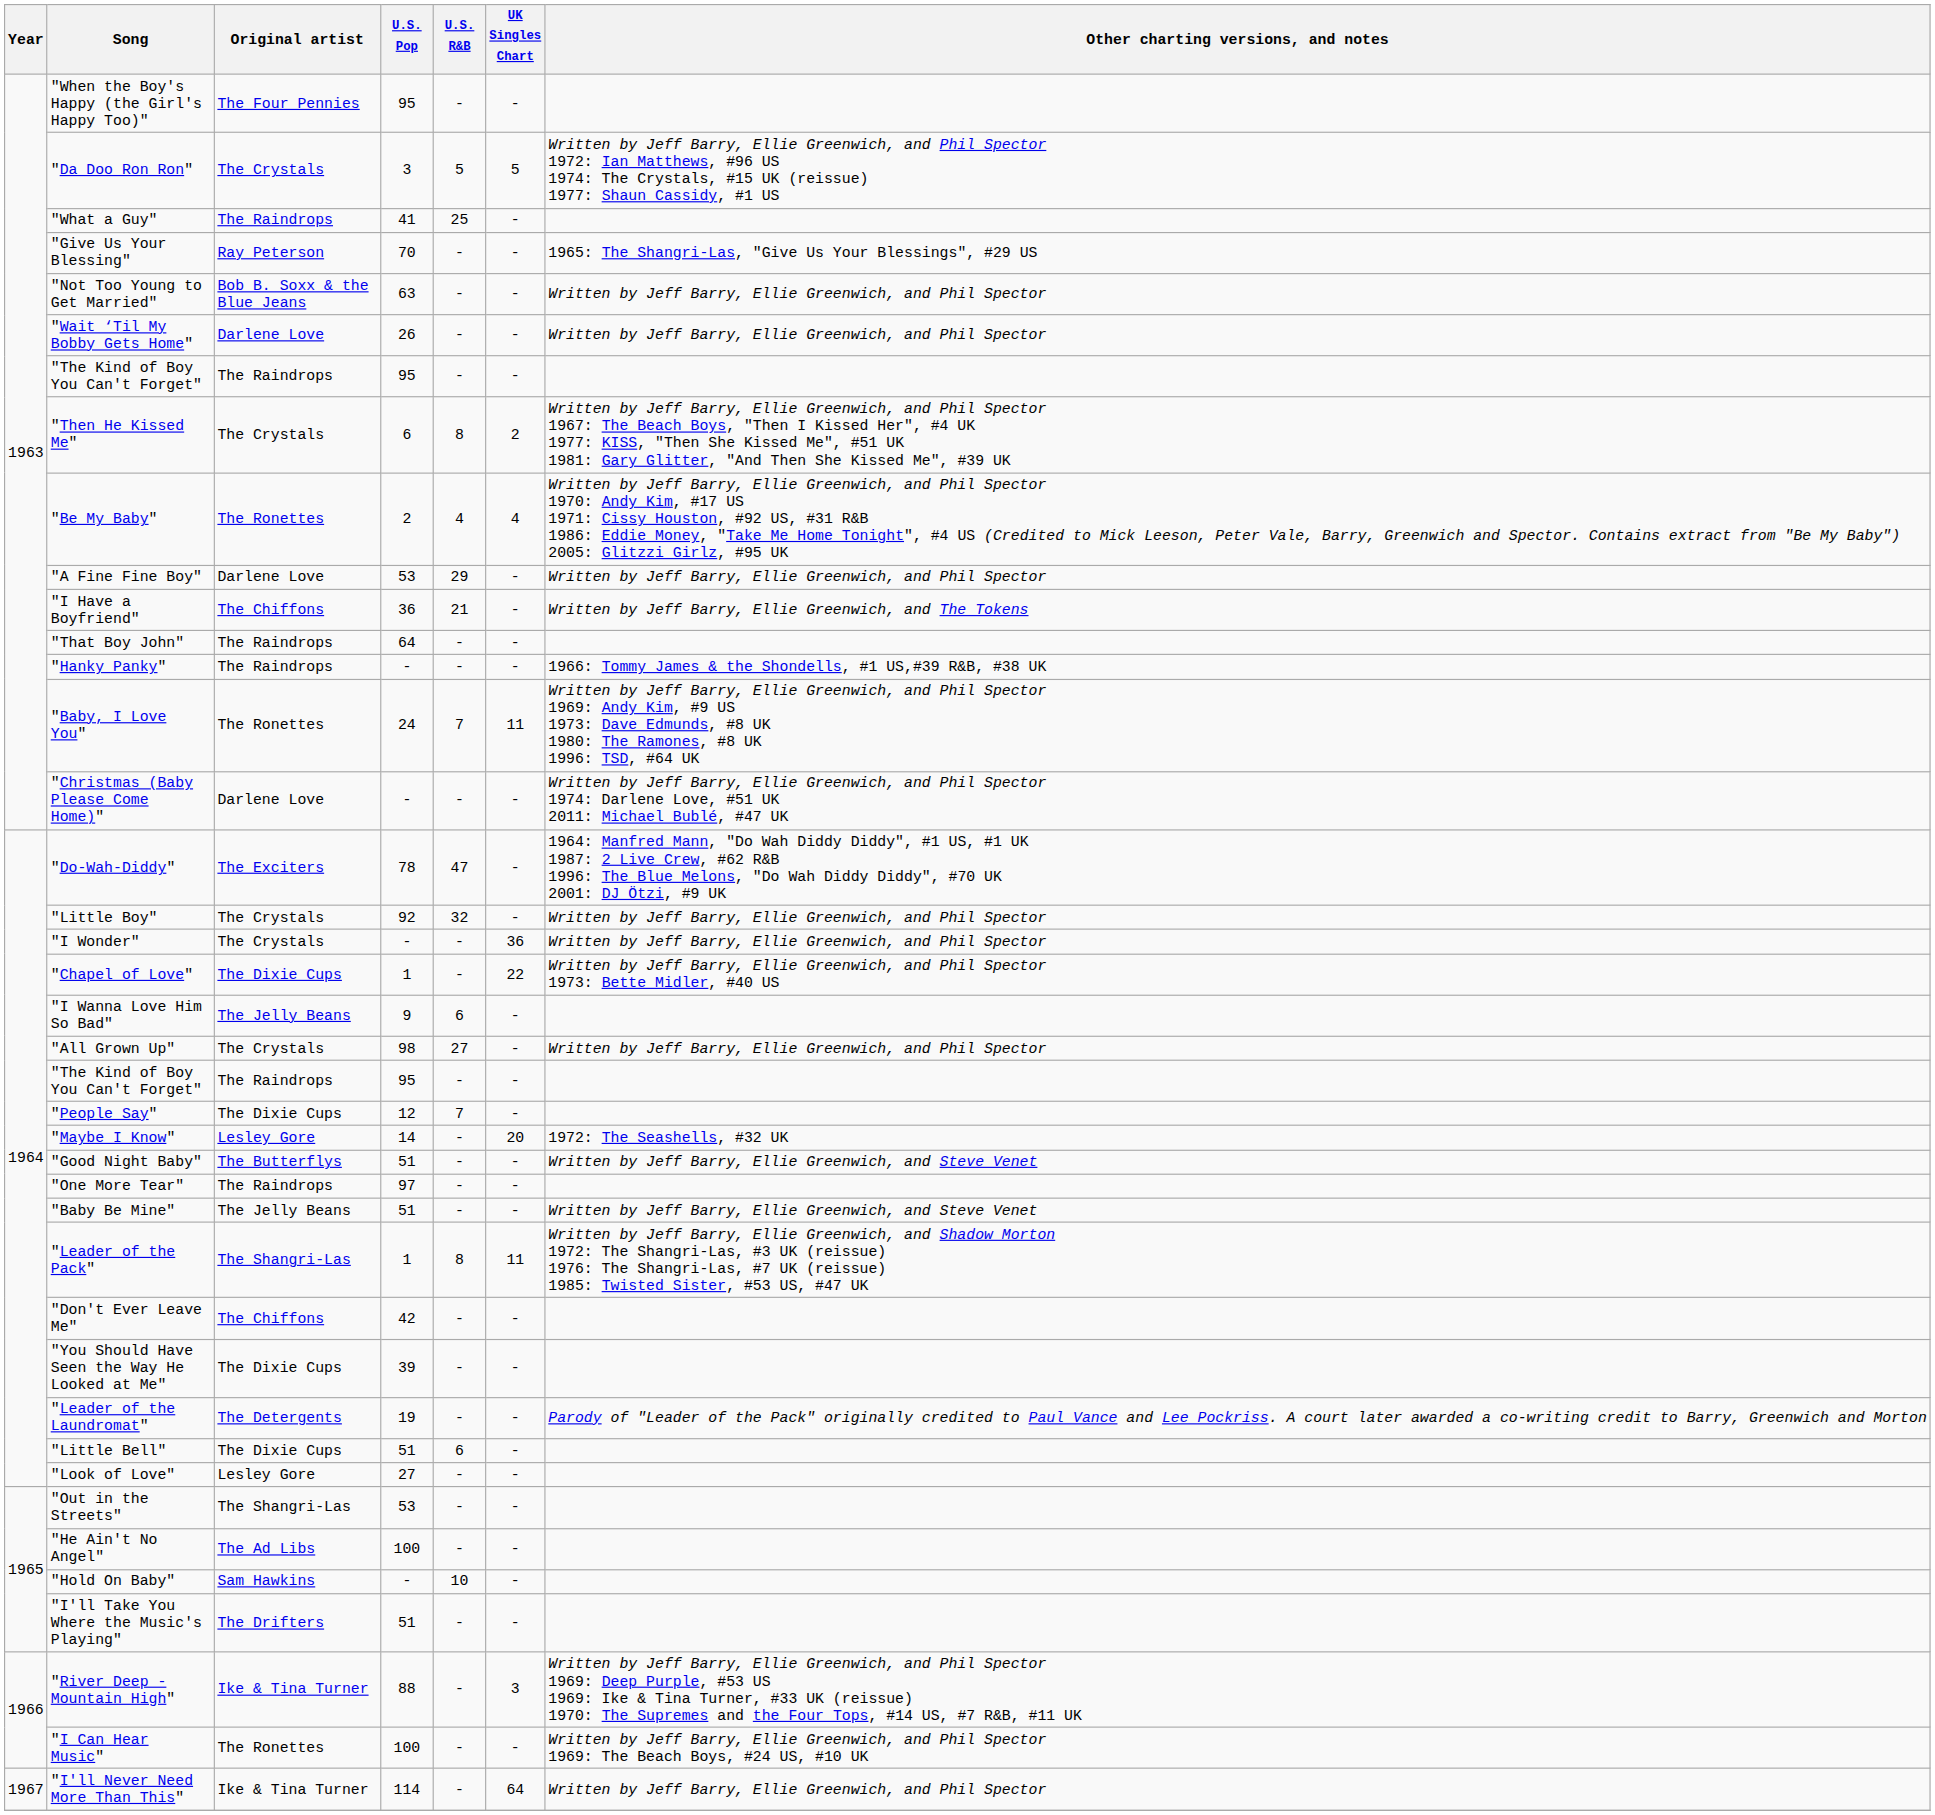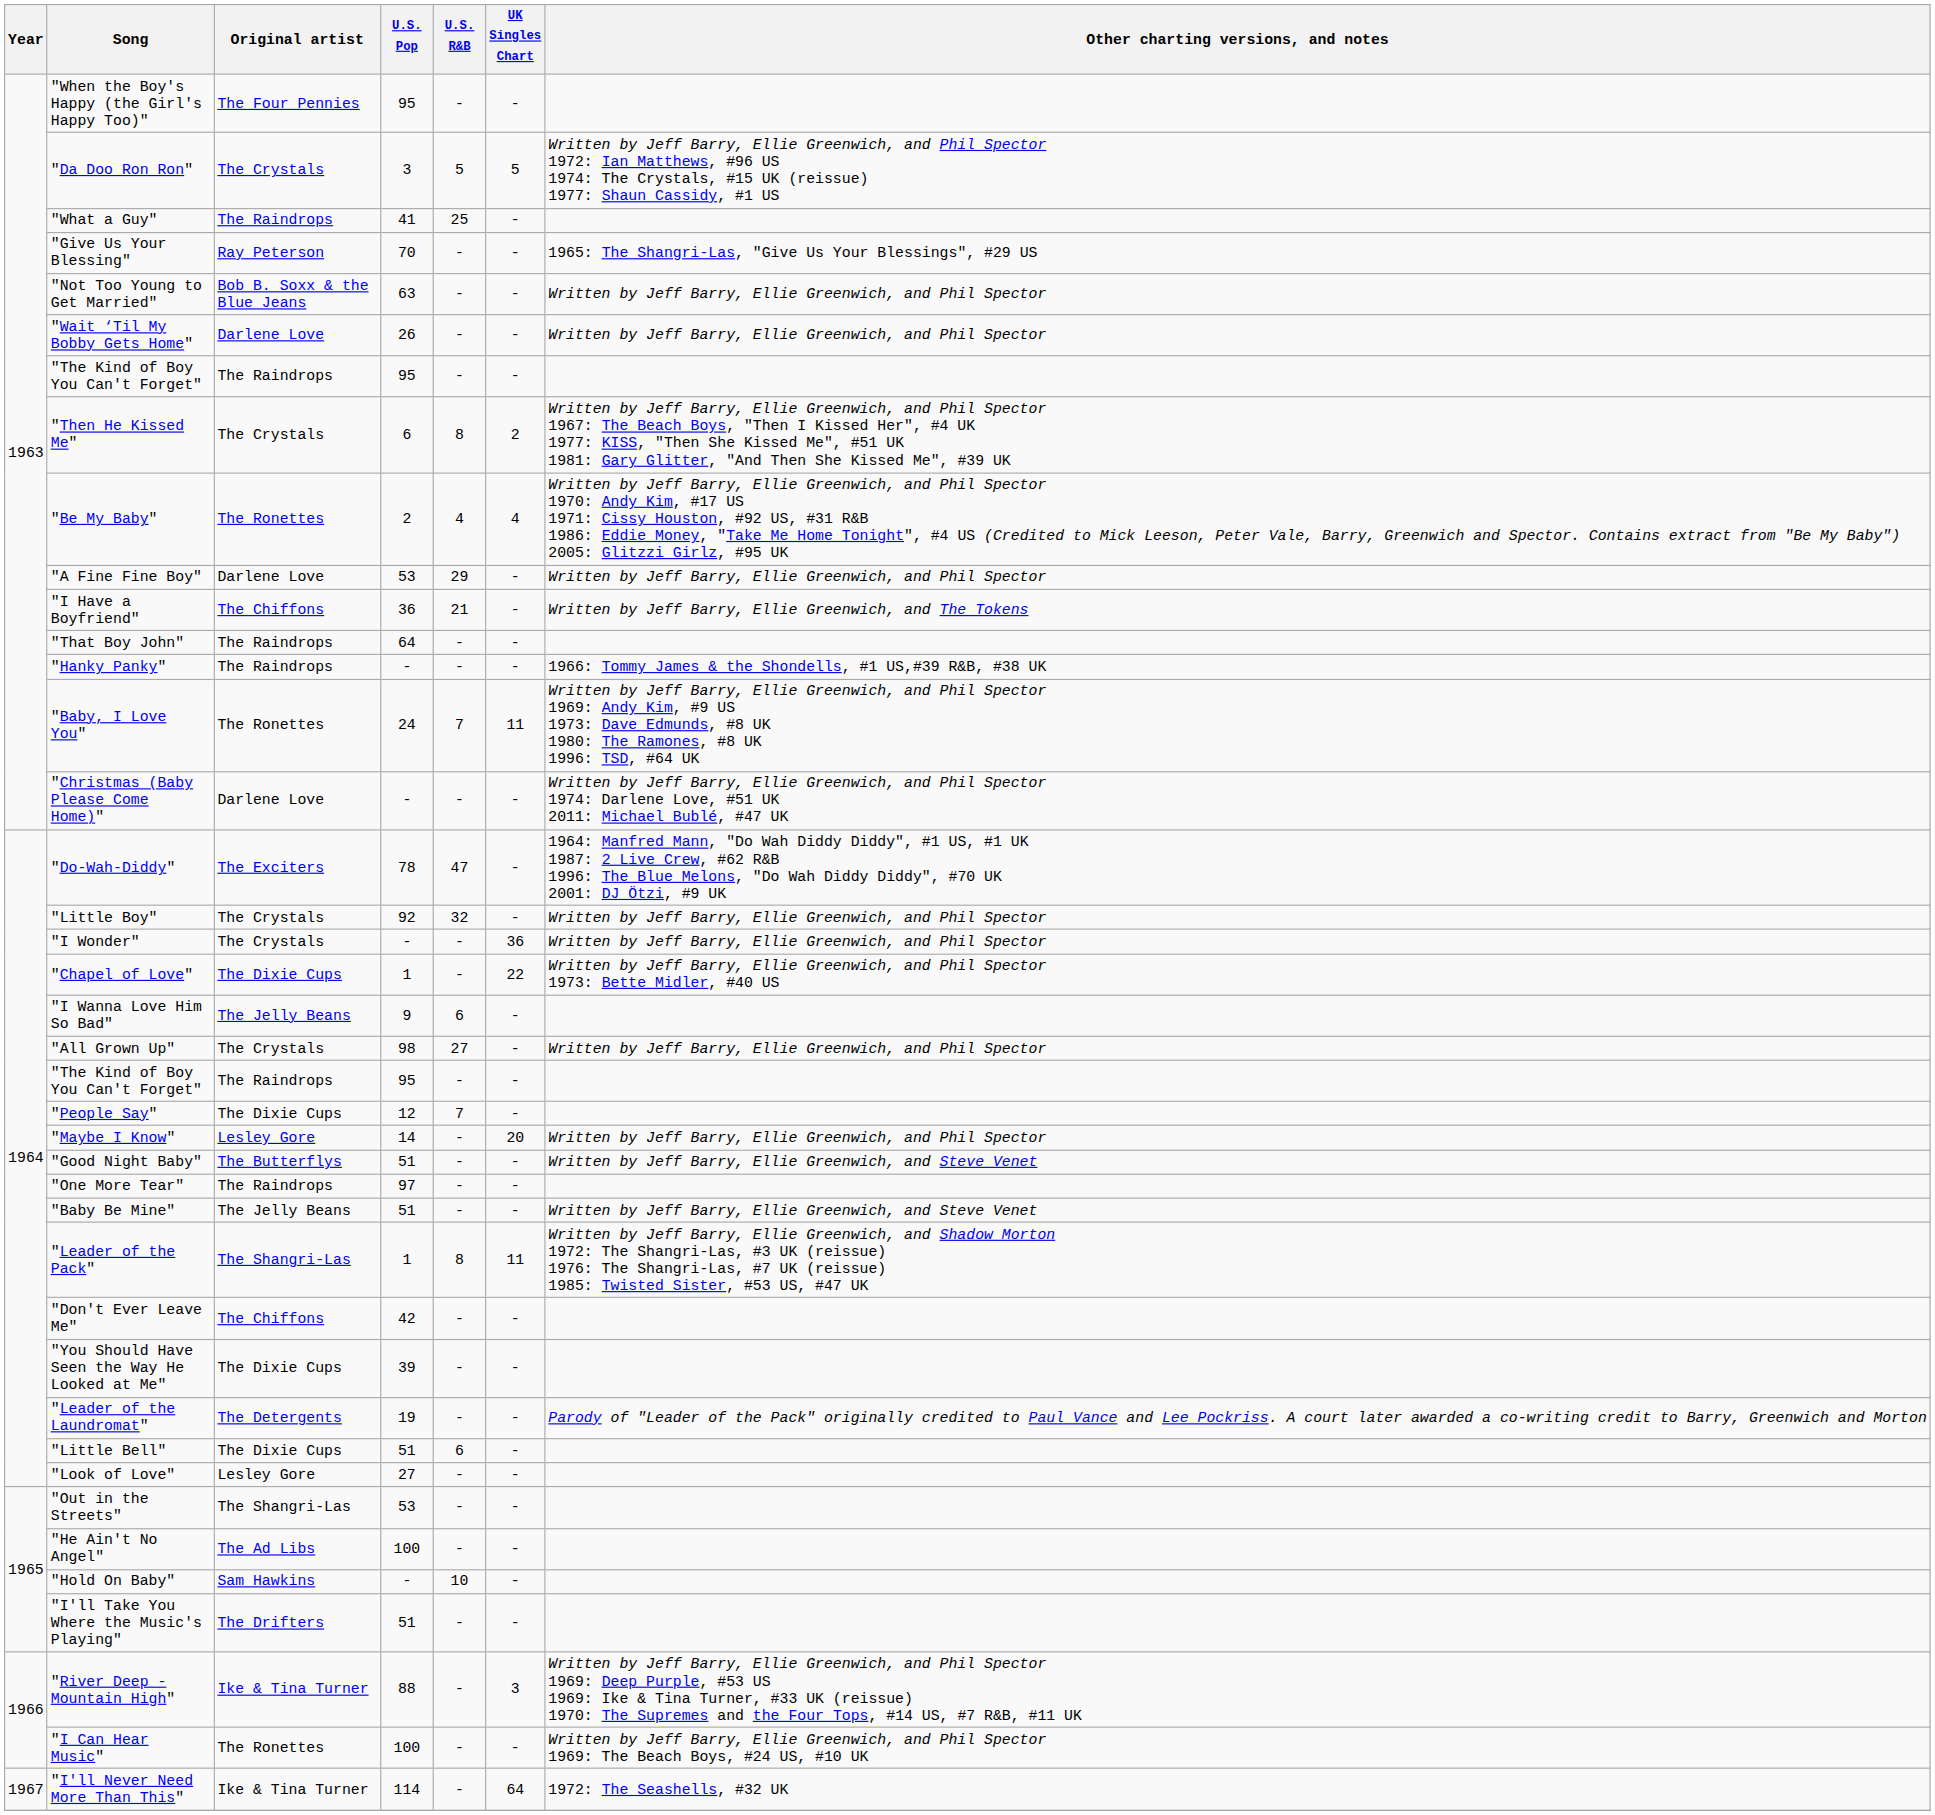(668, 1138) 1972: The Seashells, #32 UK -> (797, 1138) Written by Jeff Barry, Ellie Greenwich, and Phil Spector
(797, 1789) Written by Jeff Barry, Ellie Greenwich, and Phil Spector -> (668, 1789) 1972: The Seashells, #32 UK
